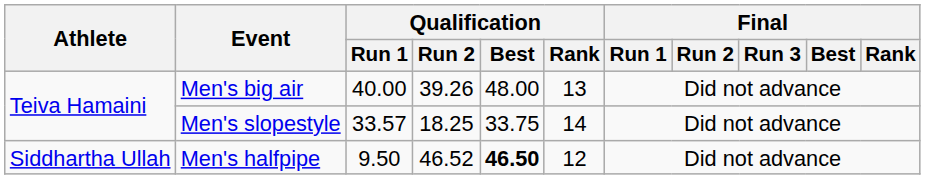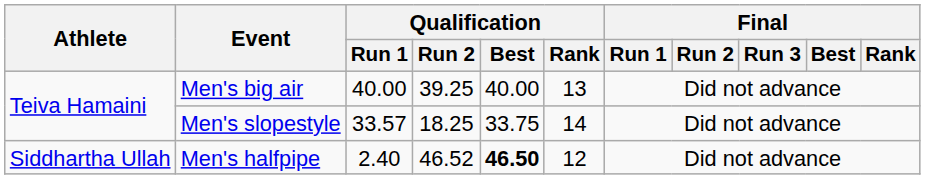(446, 89) 39.26 -> (446, 89) 39.25
(512, 89) 48.00 -> (512, 89) 40.00
(379, 158) 9.50 -> (379, 158) 2.40
